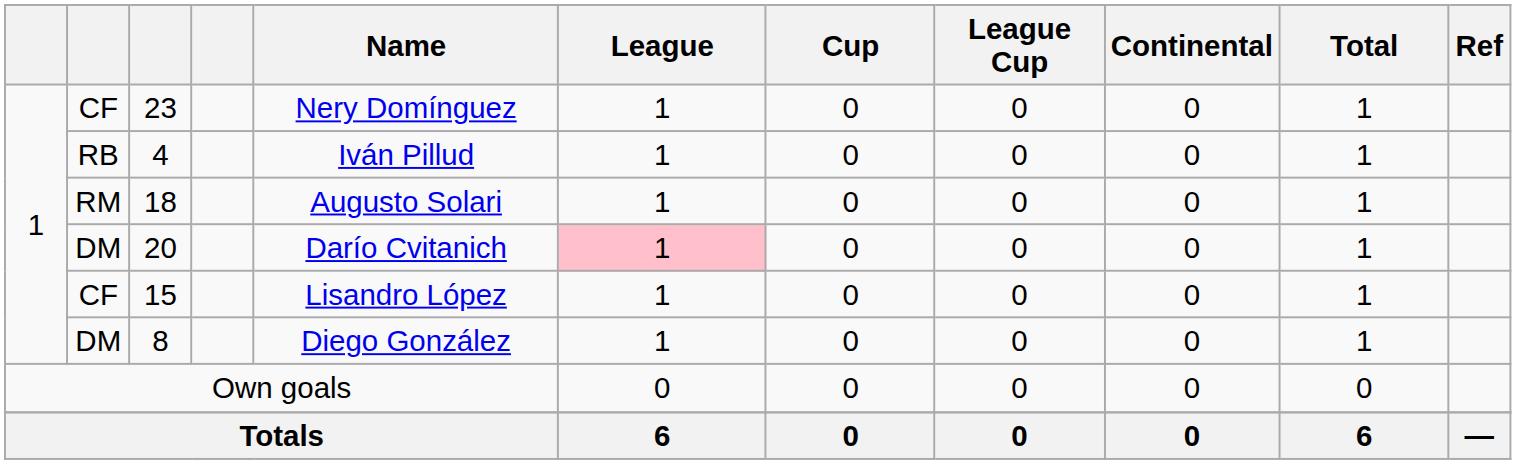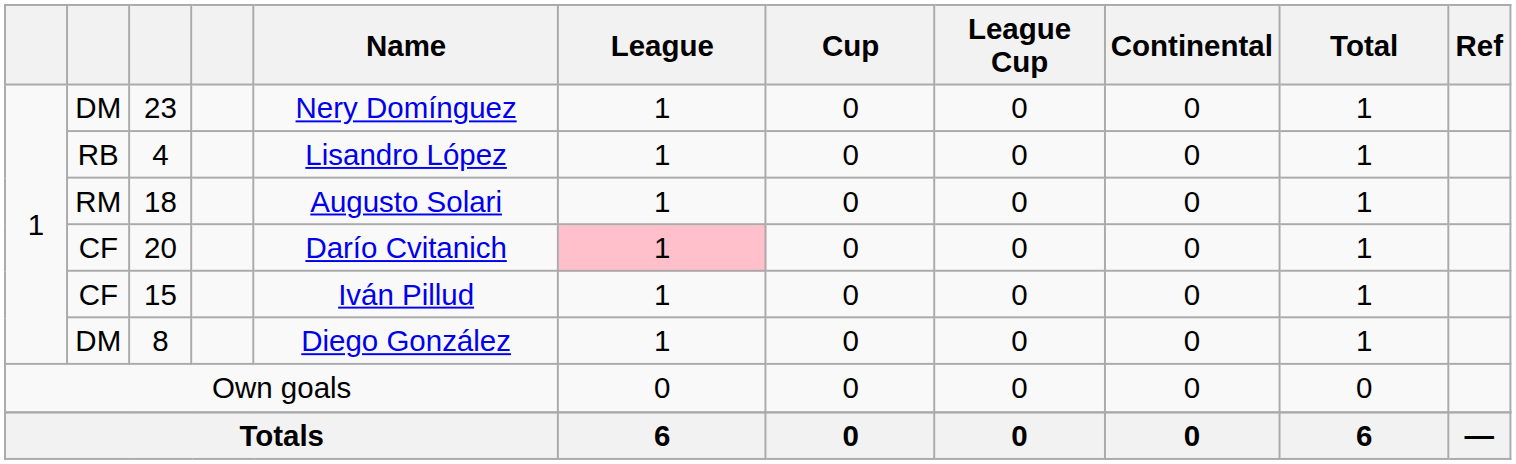(98, 108) CF -> (98, 108) DM
(406, 155) Iván Pillud -> (406, 155) Lisandro López
(98, 248) DM -> (98, 248) CF
(406, 295) Lisandro López -> (406, 295) Iván Pillud
